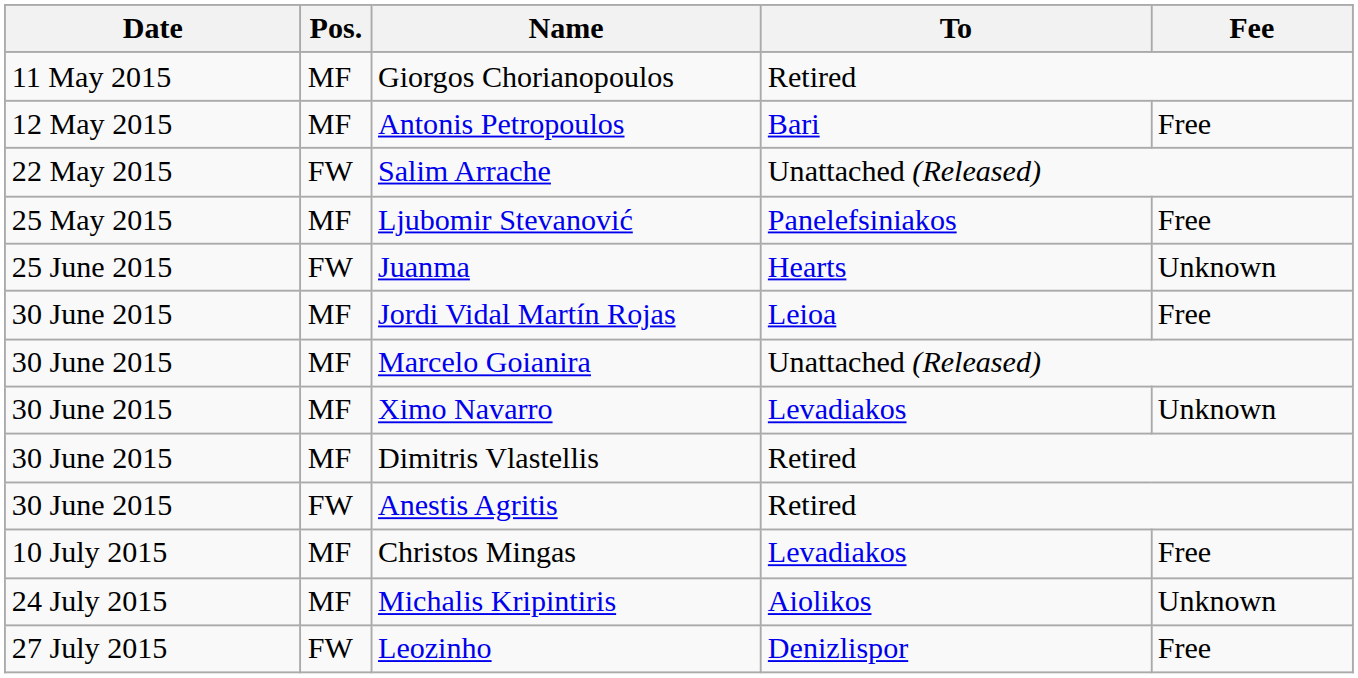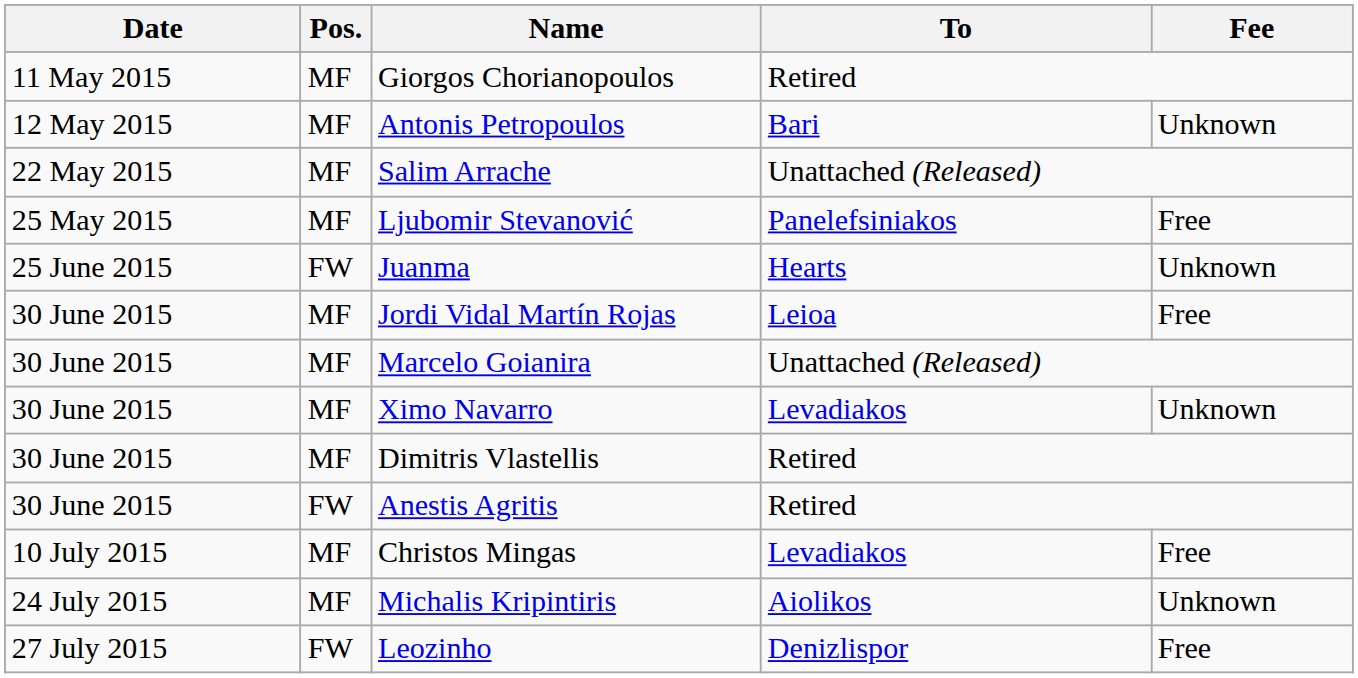(1184, 123) Free -> (1217, 123) Unknown
(330, 171) FW -> (329, 171) MF
